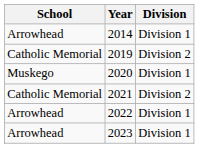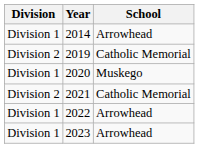columns swapped: (55, 14) <-> (165, 14)
